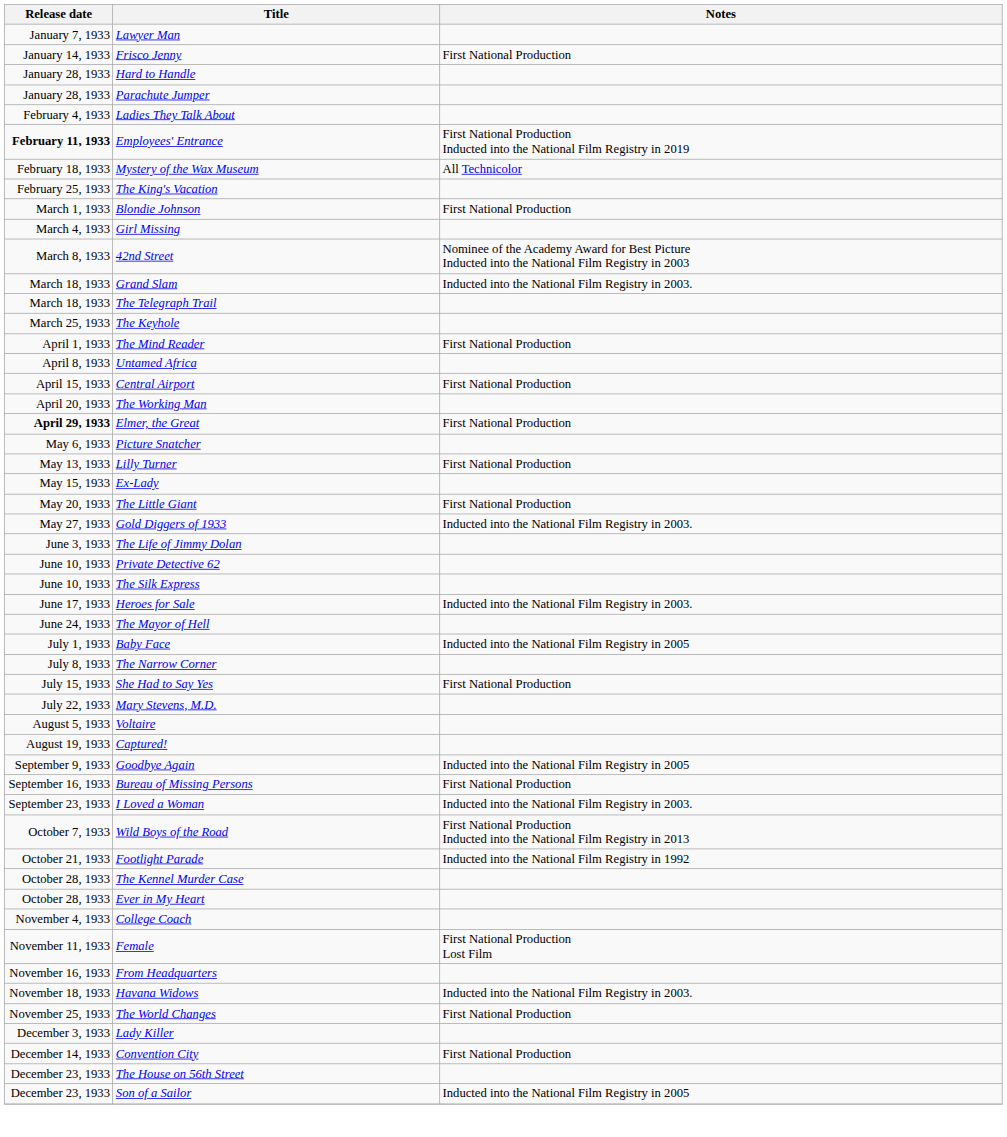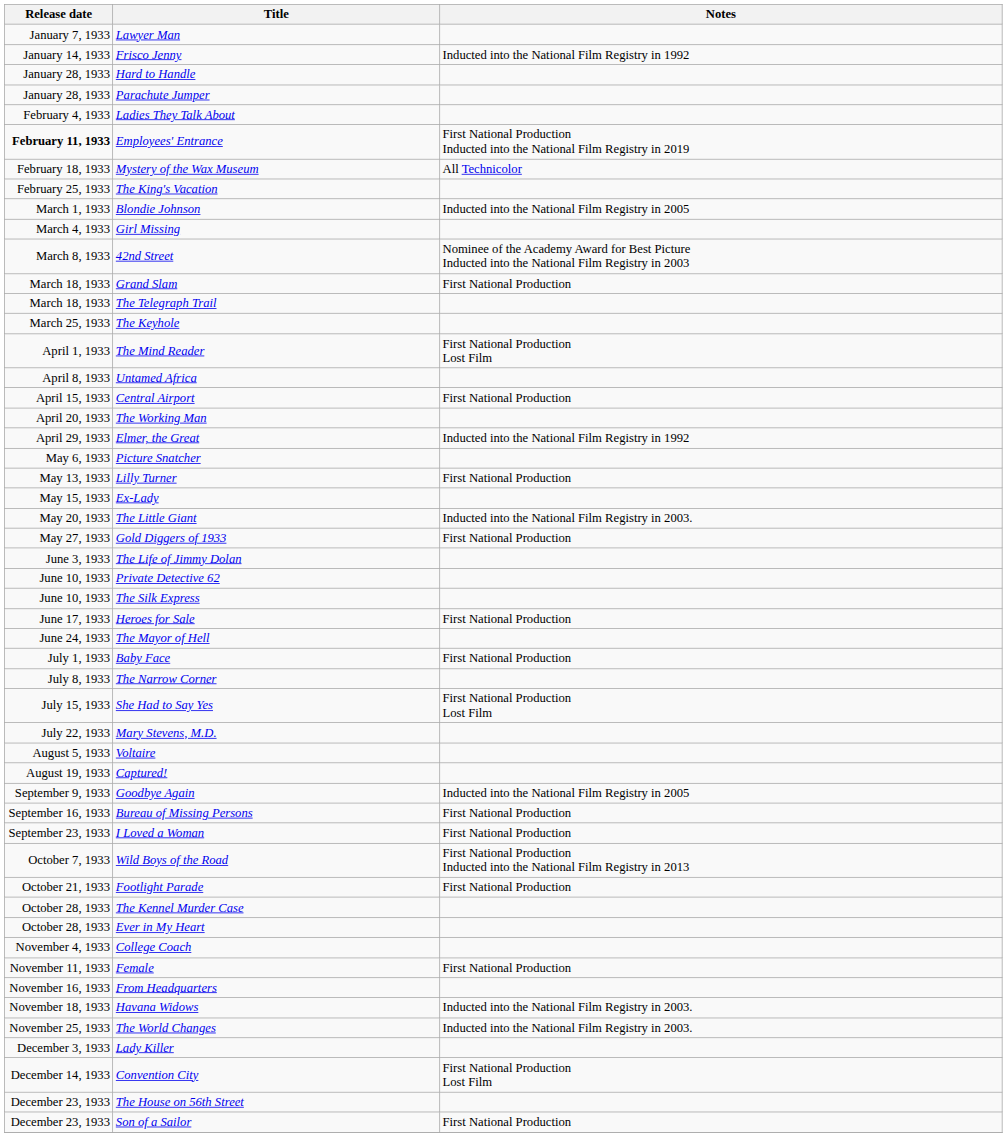(507, 54) First National Production -> (566, 54) Inducted into the National Film Registry in 1992
(507, 209) First National Production -> (566, 209) Inducted into the National Film Registry in 2005
(568, 283) Inducted into the National Film Registry in 2003. -> (507, 283) First National Production
(507, 343) First National Production -> (507, 350) First National Production Lost Film
(72, 423) bold -> (73, 438) normal
(507, 423) First National Production -> (566, 438) Inducted into the National Film Registry in 1992
(507, 504) First National Production -> (568, 518) Inducted into the National Film Registry in 2003.
(568, 524) Inducted into the National Film Registry in 2003. -> (507, 538) First National Production
(568, 604) Inducted into the National Film Registry in 2003. -> (507, 618) First National Production
(566, 644) Inducted into the National Film Registry in 2005 -> (507, 658) First National Production
(507, 684) First National Production -> (507, 705) First National Production Lost Film
(568, 804) Inducted into the National Film Registry in 2003. -> (507, 833) First National Production
(566, 859) Inducted into the National Film Registry in 1992 -> (507, 887) First National Production
(507, 946) First National Production Lost Film -> (507, 967) First National Production
(507, 1013) First National Production -> (568, 1027) Inducted into the National Film Registry in 2003.
(507, 1053) First National Production -> (507, 1074) First National Production Lost Film
(566, 1093) Inducted into the National Film Registry in 2005 -> (507, 1122) First National Production
